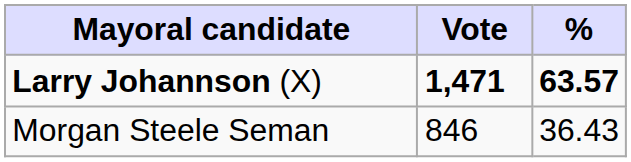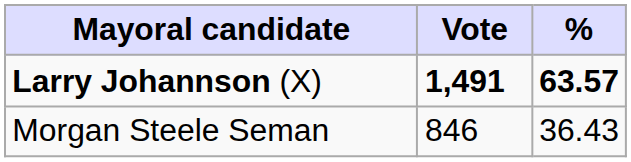(465, 80) 1,471 -> (465, 80) 1,491
